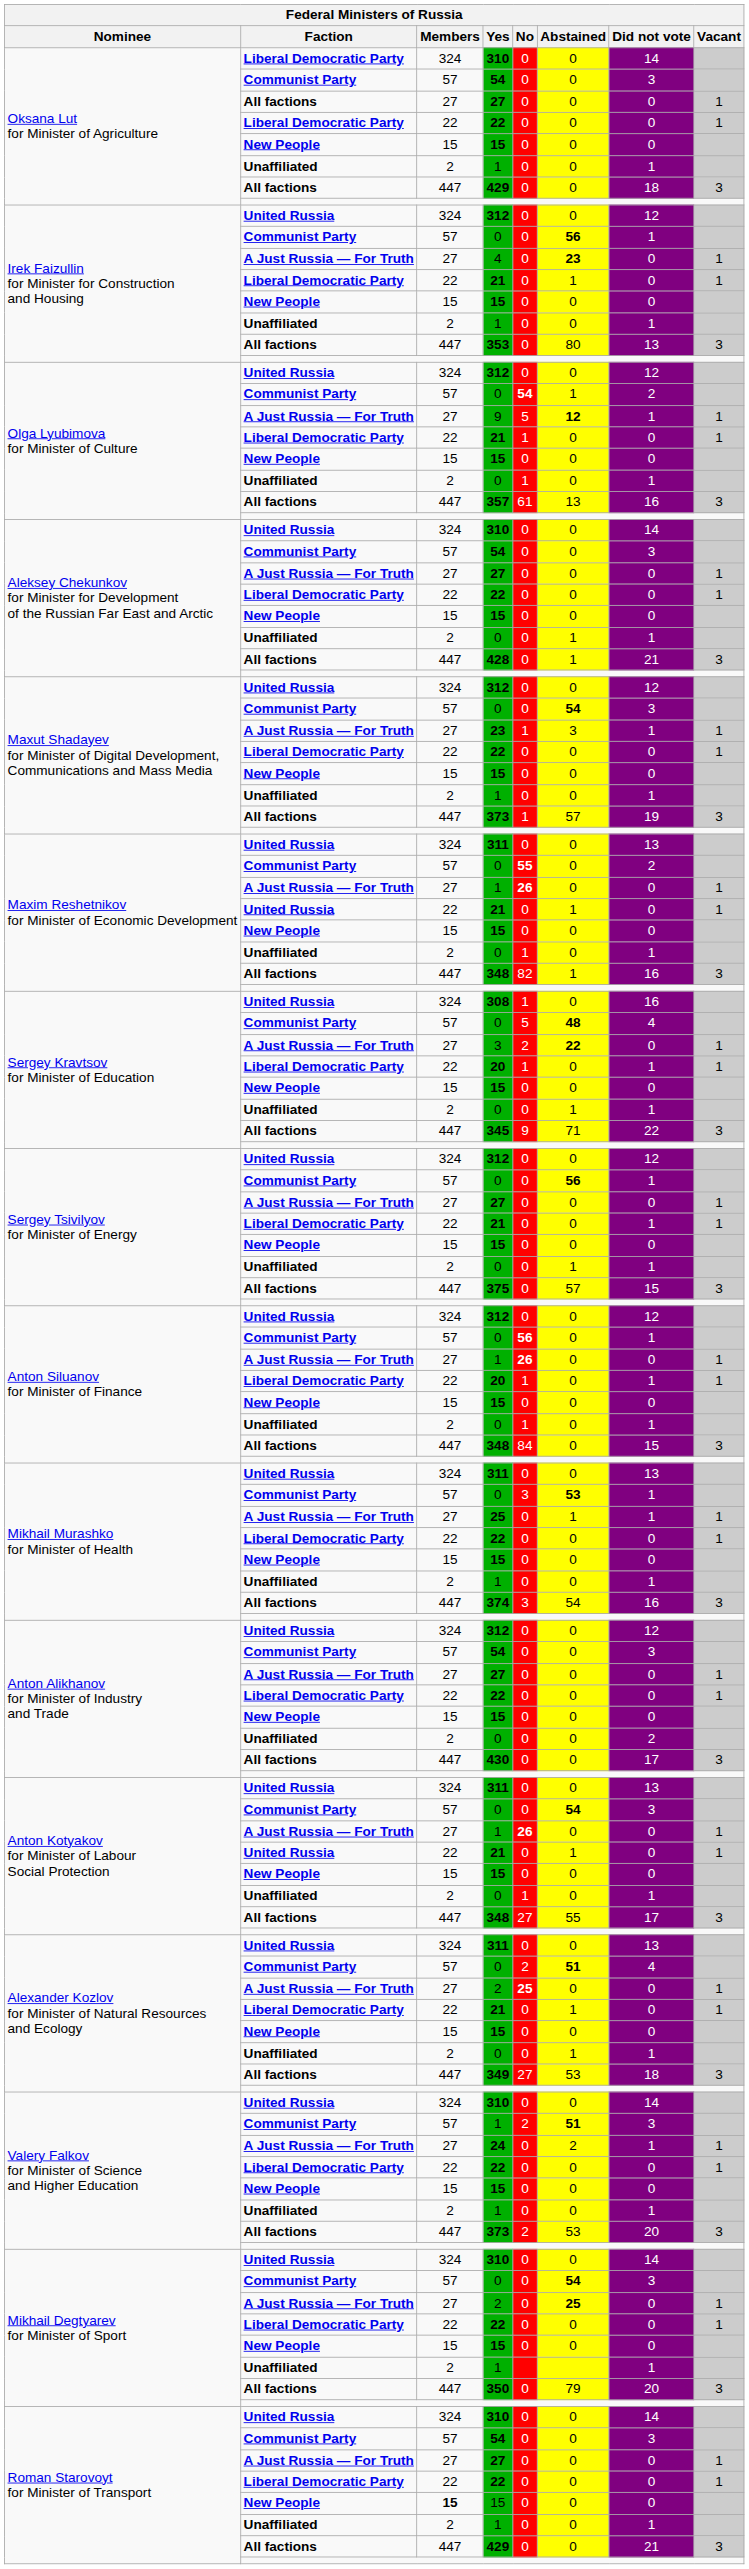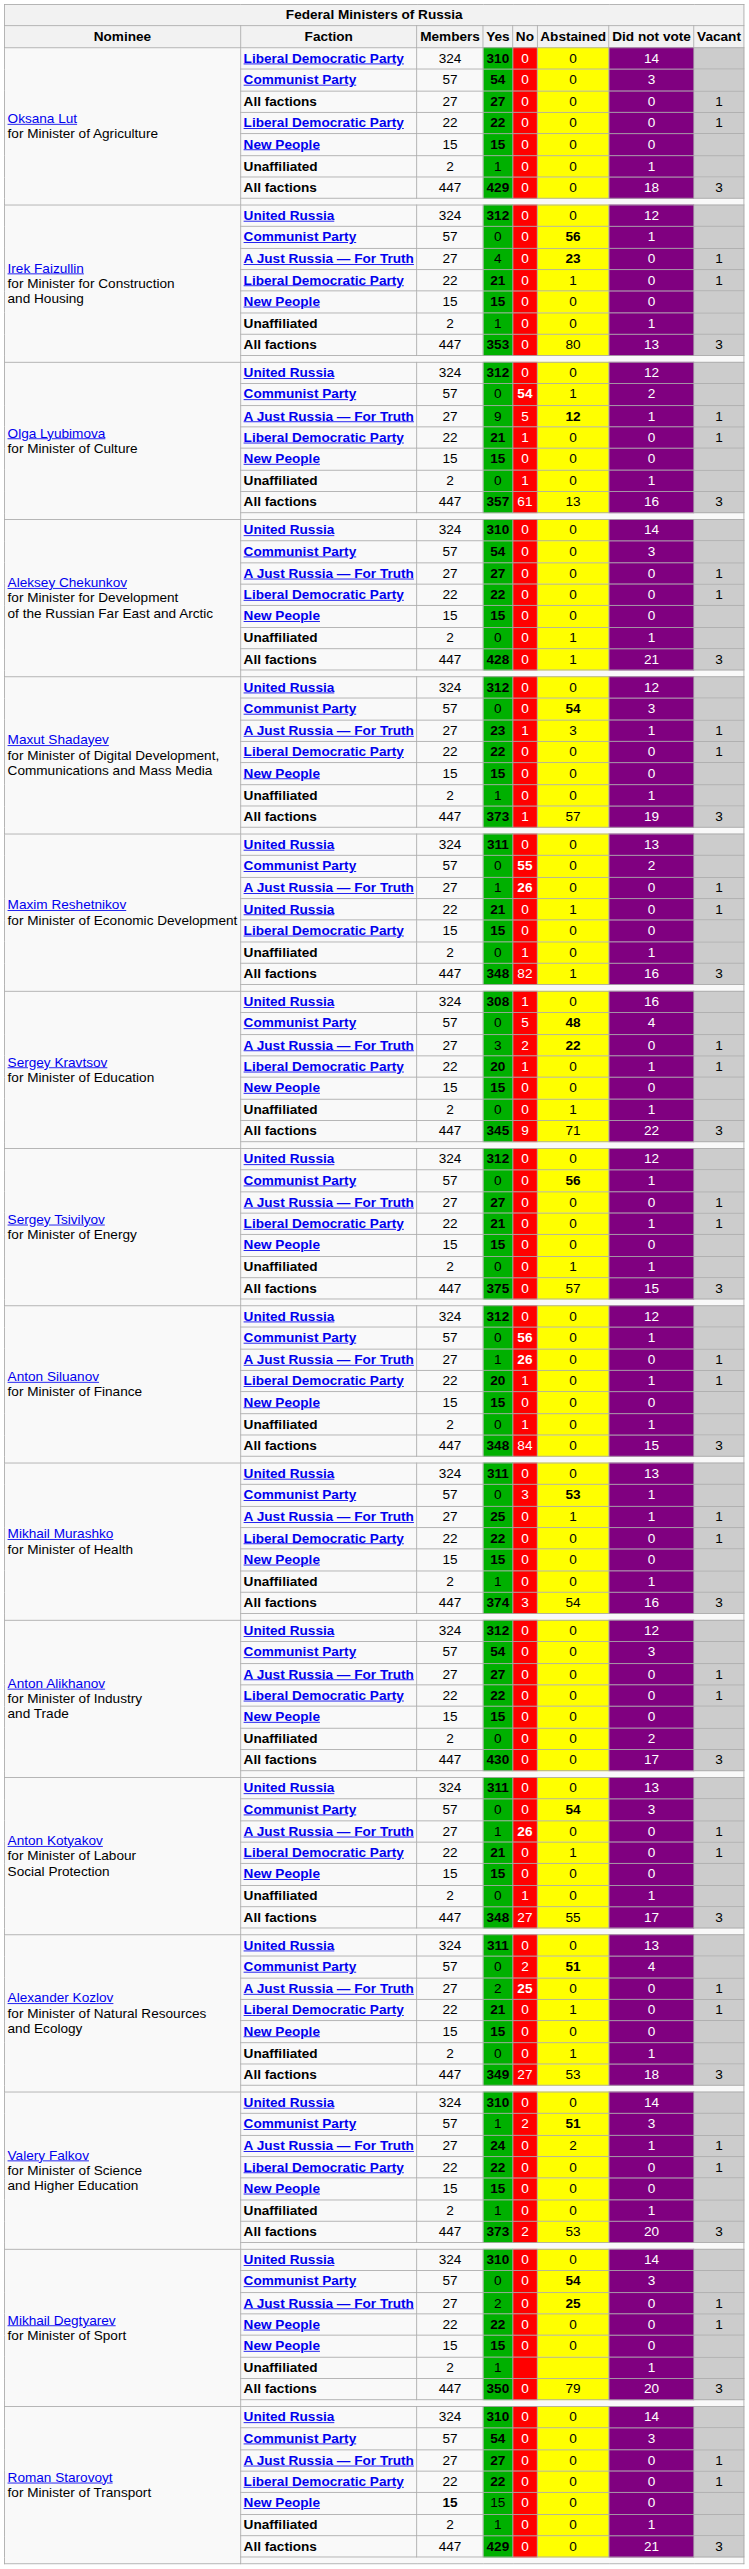(282, 930) New People -> (324, 930) Liberal Democratic Party
(289, 1852) United Russia -> (324, 1852) Liberal Democratic Party
(324, 2324) Liberal Democratic Party -> (282, 2324) New People
